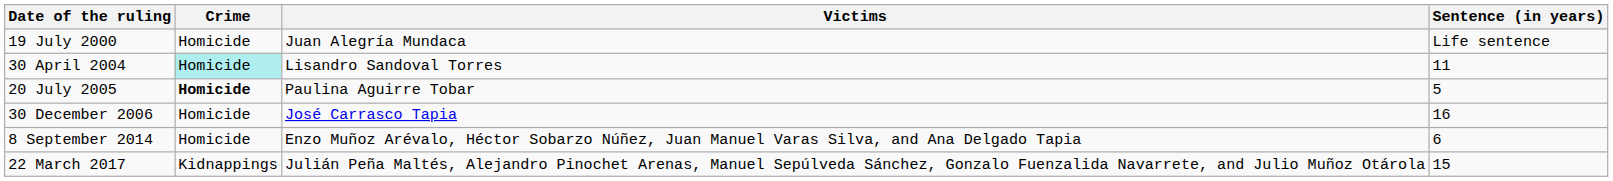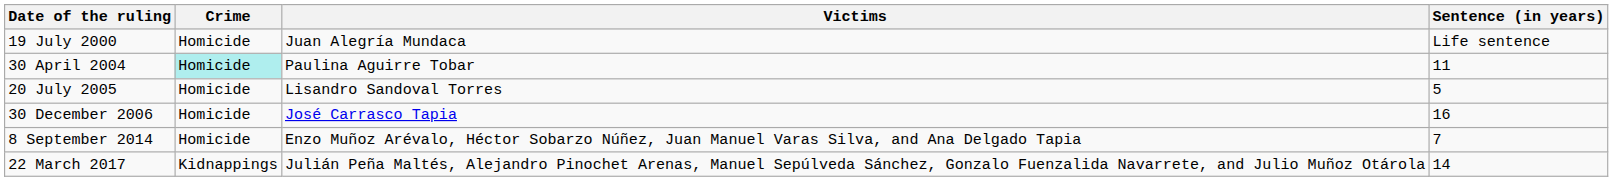(394, 66) Lisandro Sandoval Torres -> (380, 66) Paulina Aguirre Tobar
(214, 91) bold -> (214, 91) normal
(380, 91) Paulina Aguirre Tobar -> (394, 91) Lisandro Sandoval Torres
(1437, 140) 6 -> (1437, 140) 7
(1441, 164) 15 -> (1441, 164) 14
